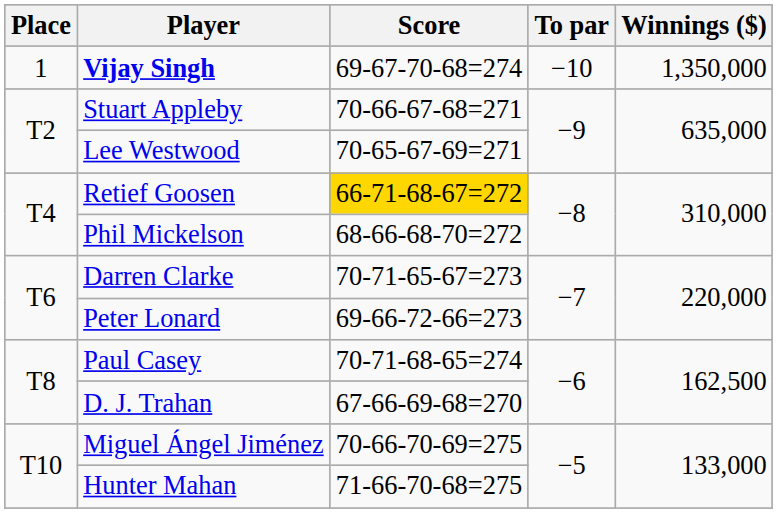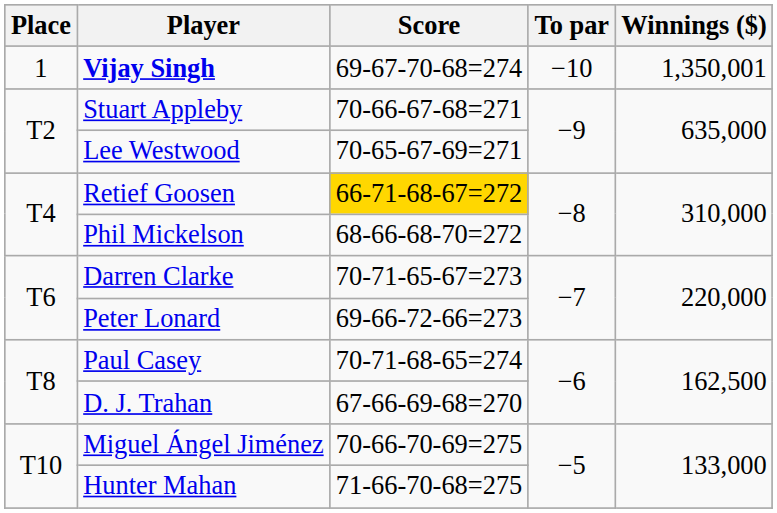(714, 67) 1,350,000 -> (714, 67) 1,350,001
